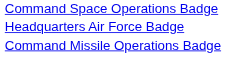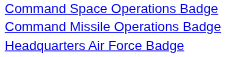rows swapped: (113, 45) <-> (95, 27)
